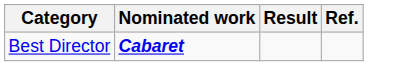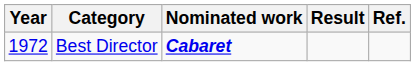+ column: (28, 18)
